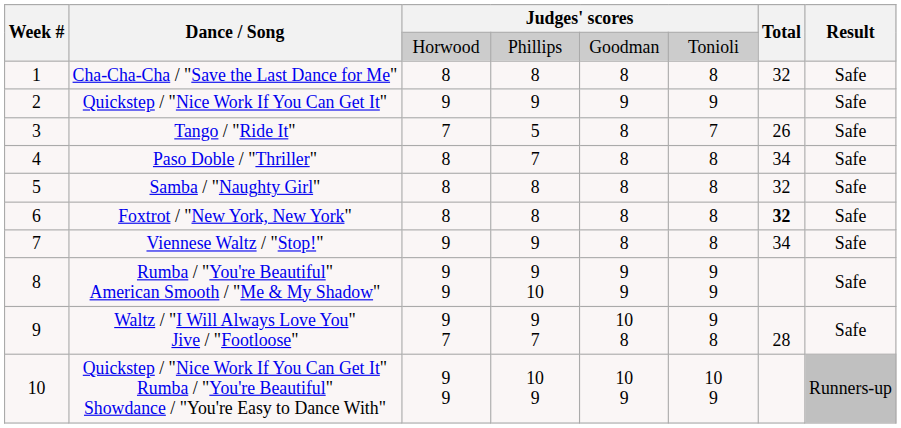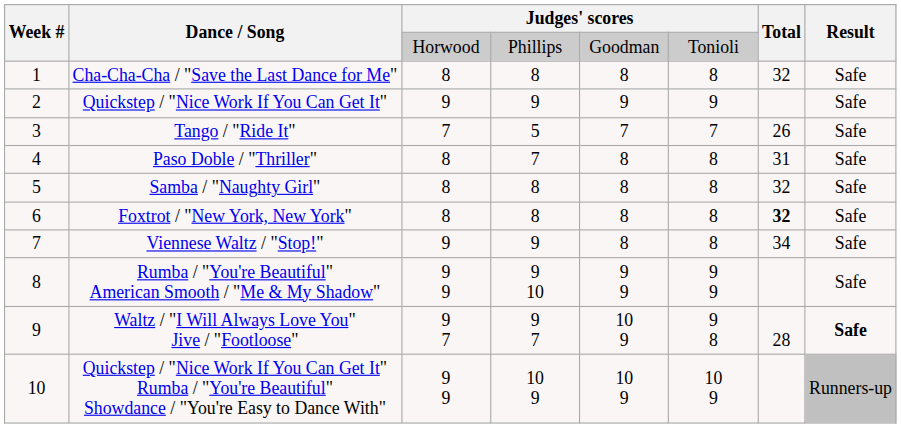(624, 131) 8 -> (624, 131) 7
(781, 159) 34 -> (781, 159) 31
(624, 330) 10 8 -> (624, 330) 10 9
(851, 330) normal -> (851, 330) bold
